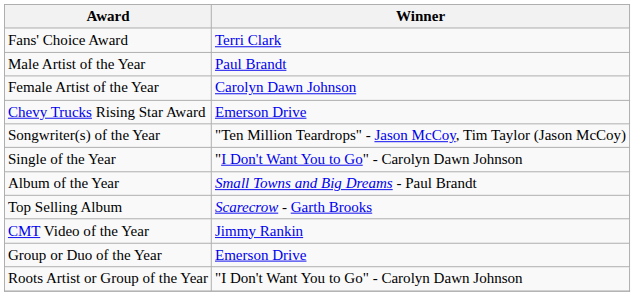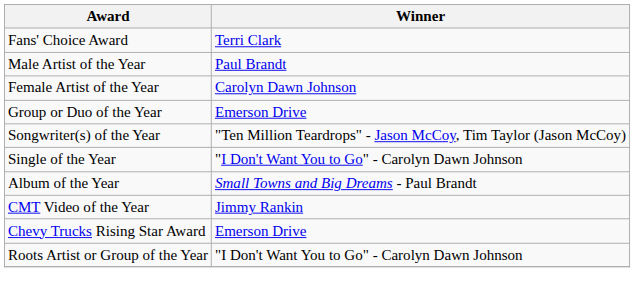rows swapped: (85, 254) <-> (107, 111)
- row: (65, 207)
